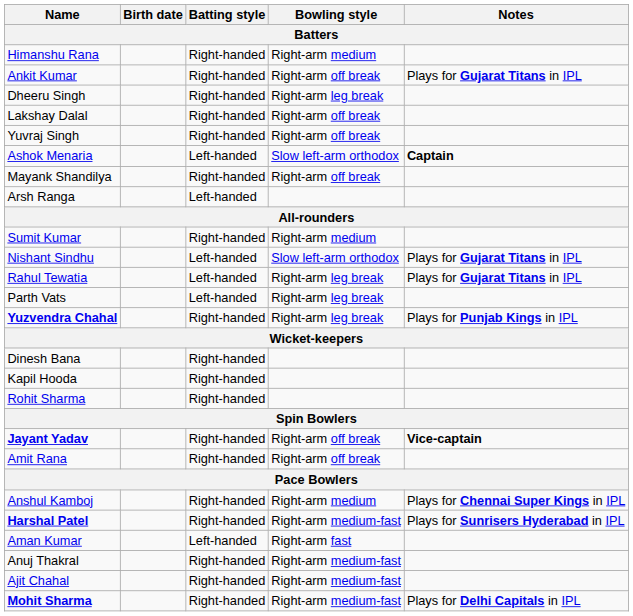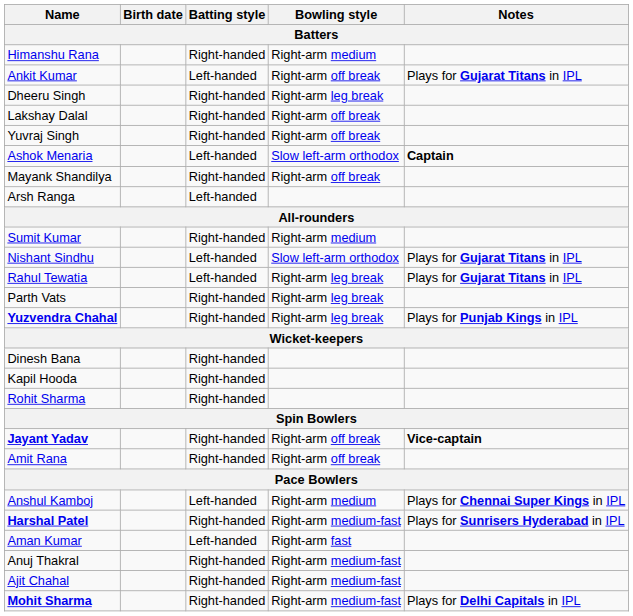(227, 75) Right-handed -> (223, 75) Left-handed
(223, 298) Left-handed -> (227, 298) Right-handed
(227, 500) Right-handed -> (223, 500) Left-handed
